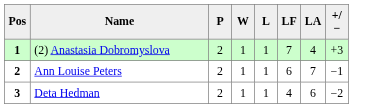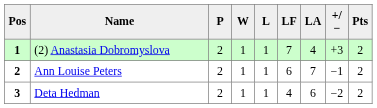+ column: (360, 21)
